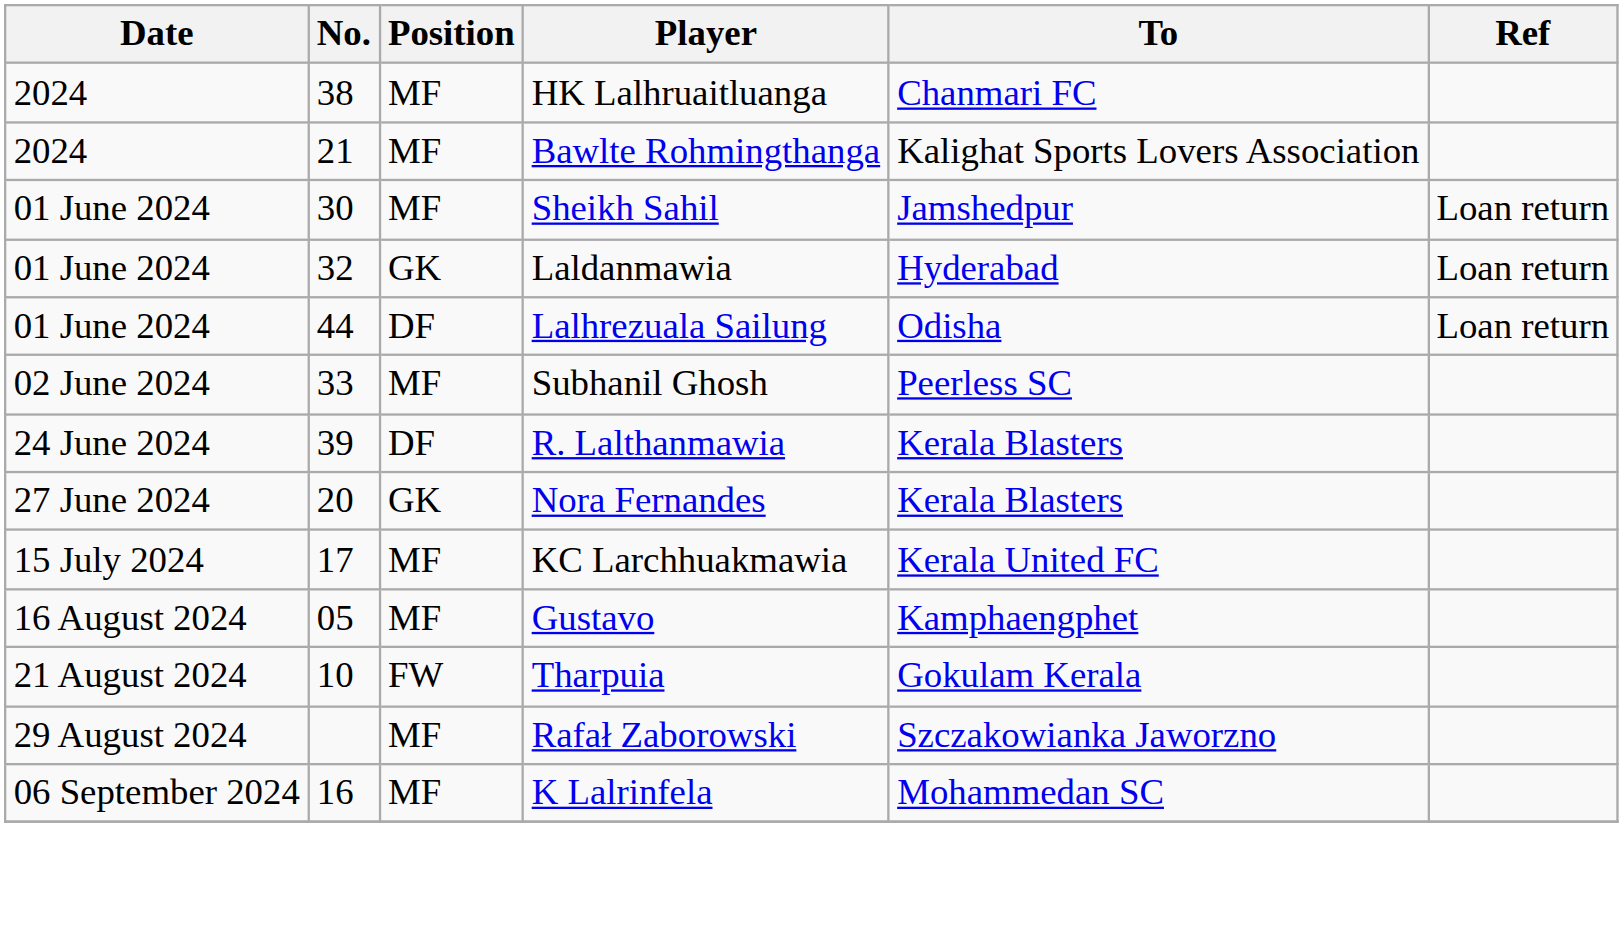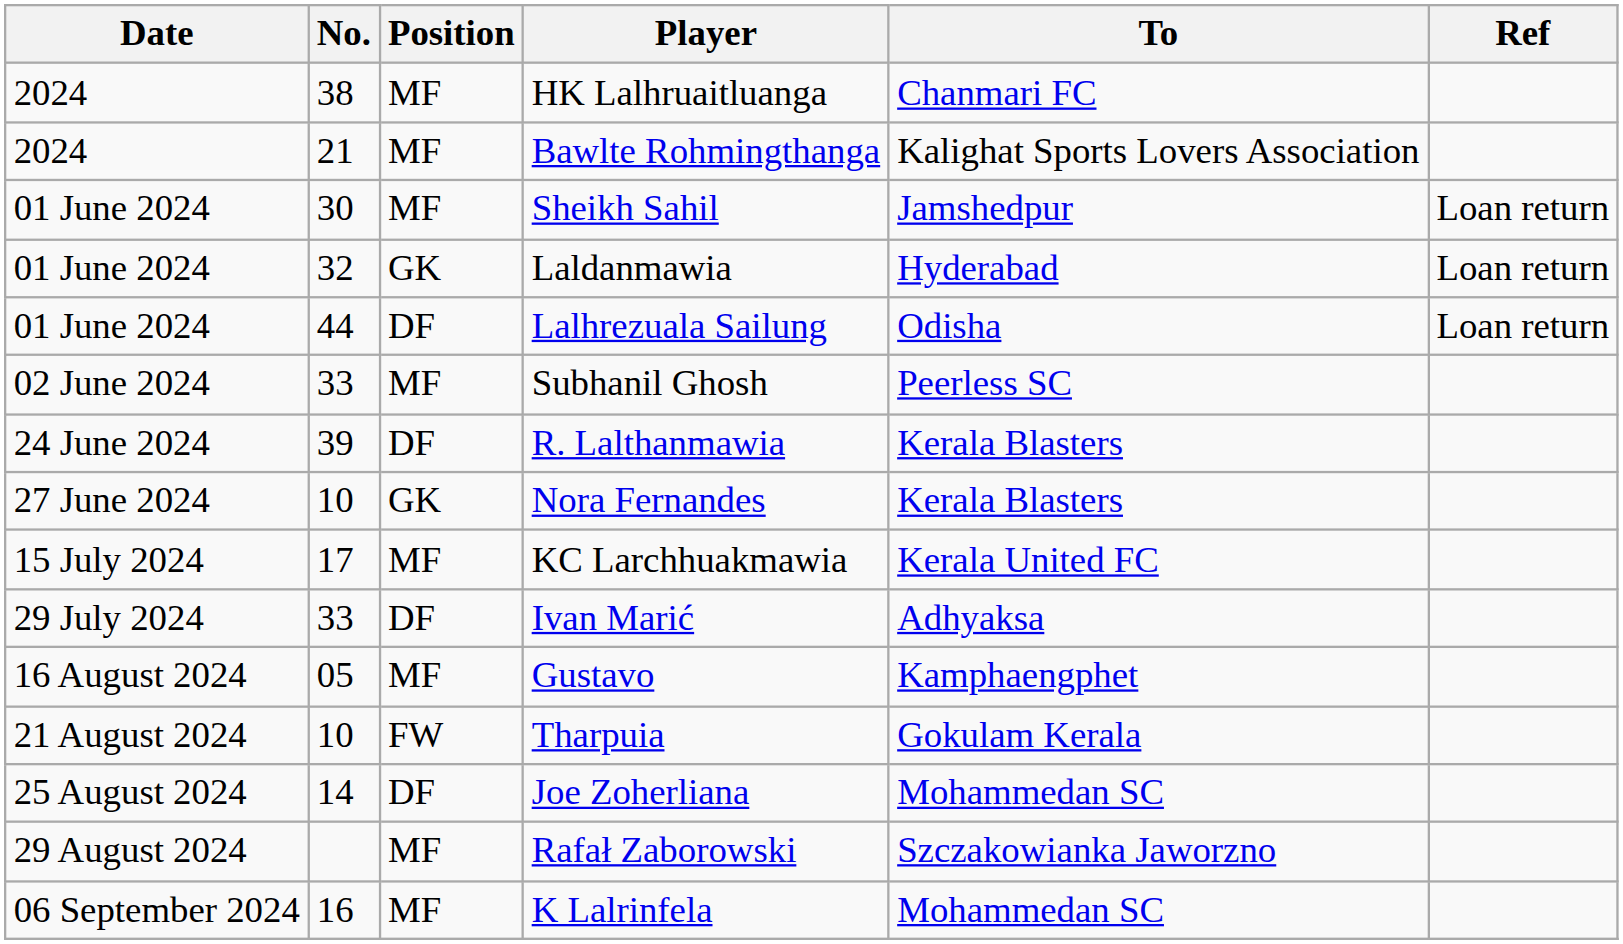(335, 500) 20 -> (335, 500) 10
+ row: (613, 617)
+ row: (640, 792)
